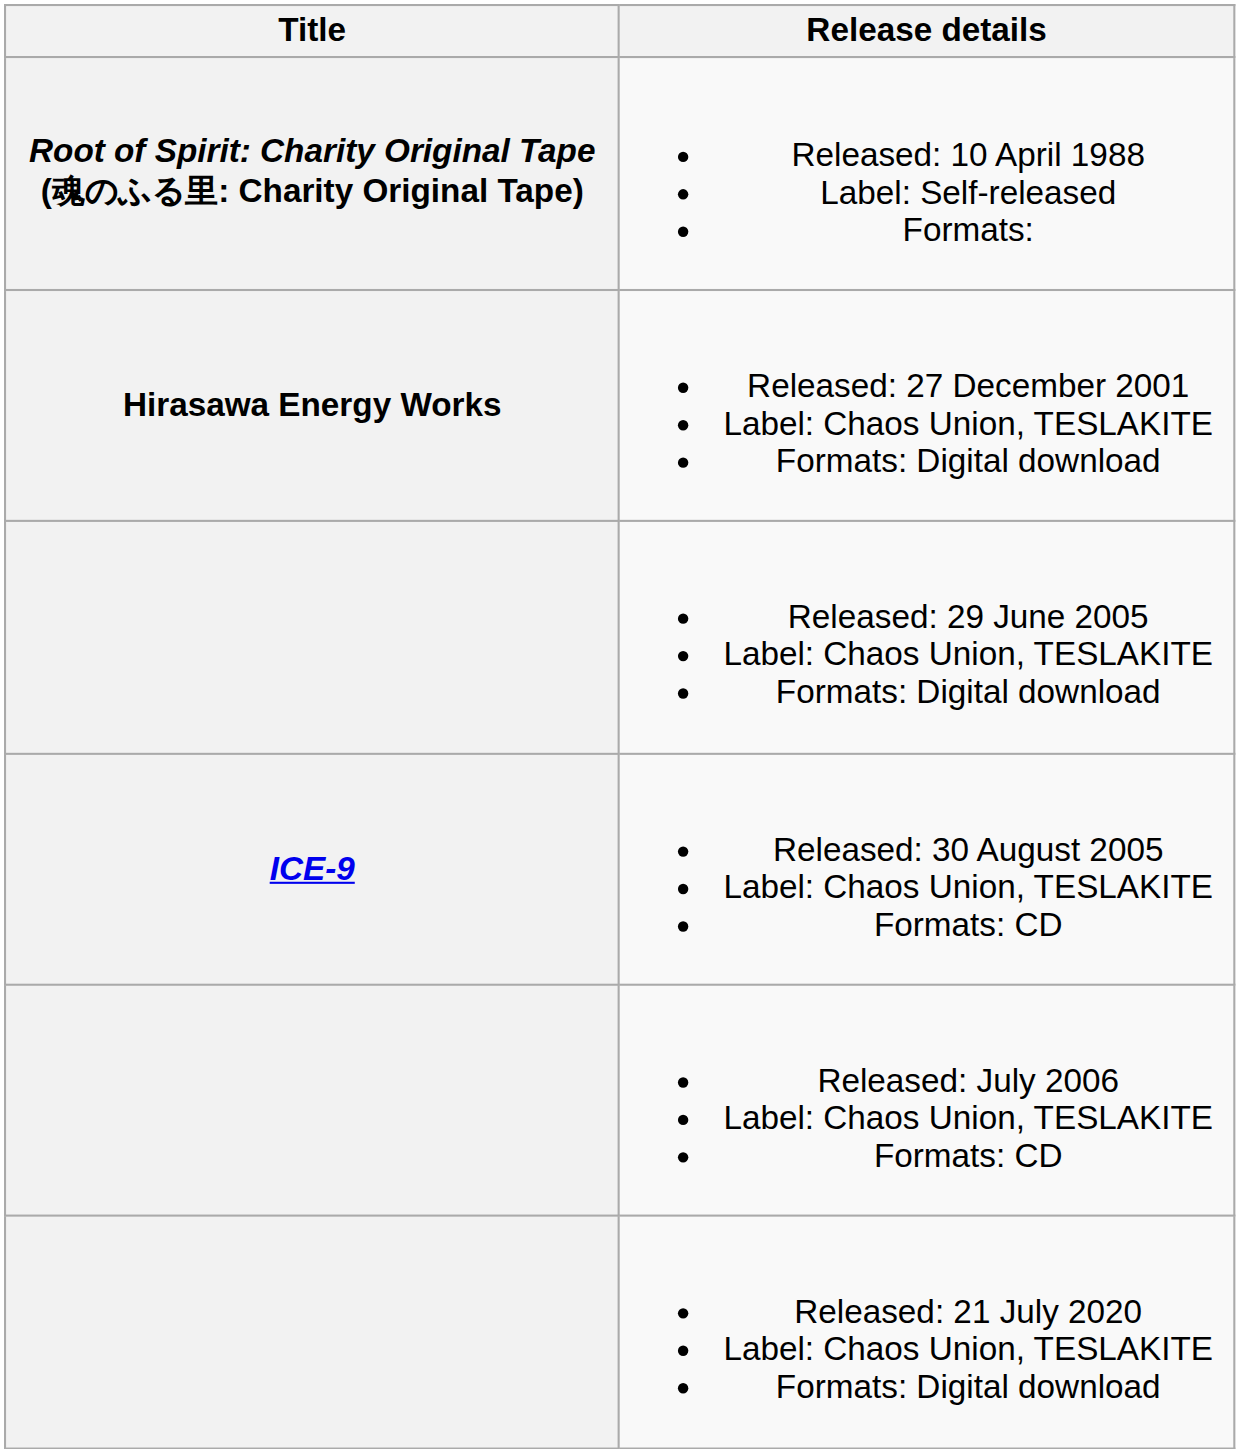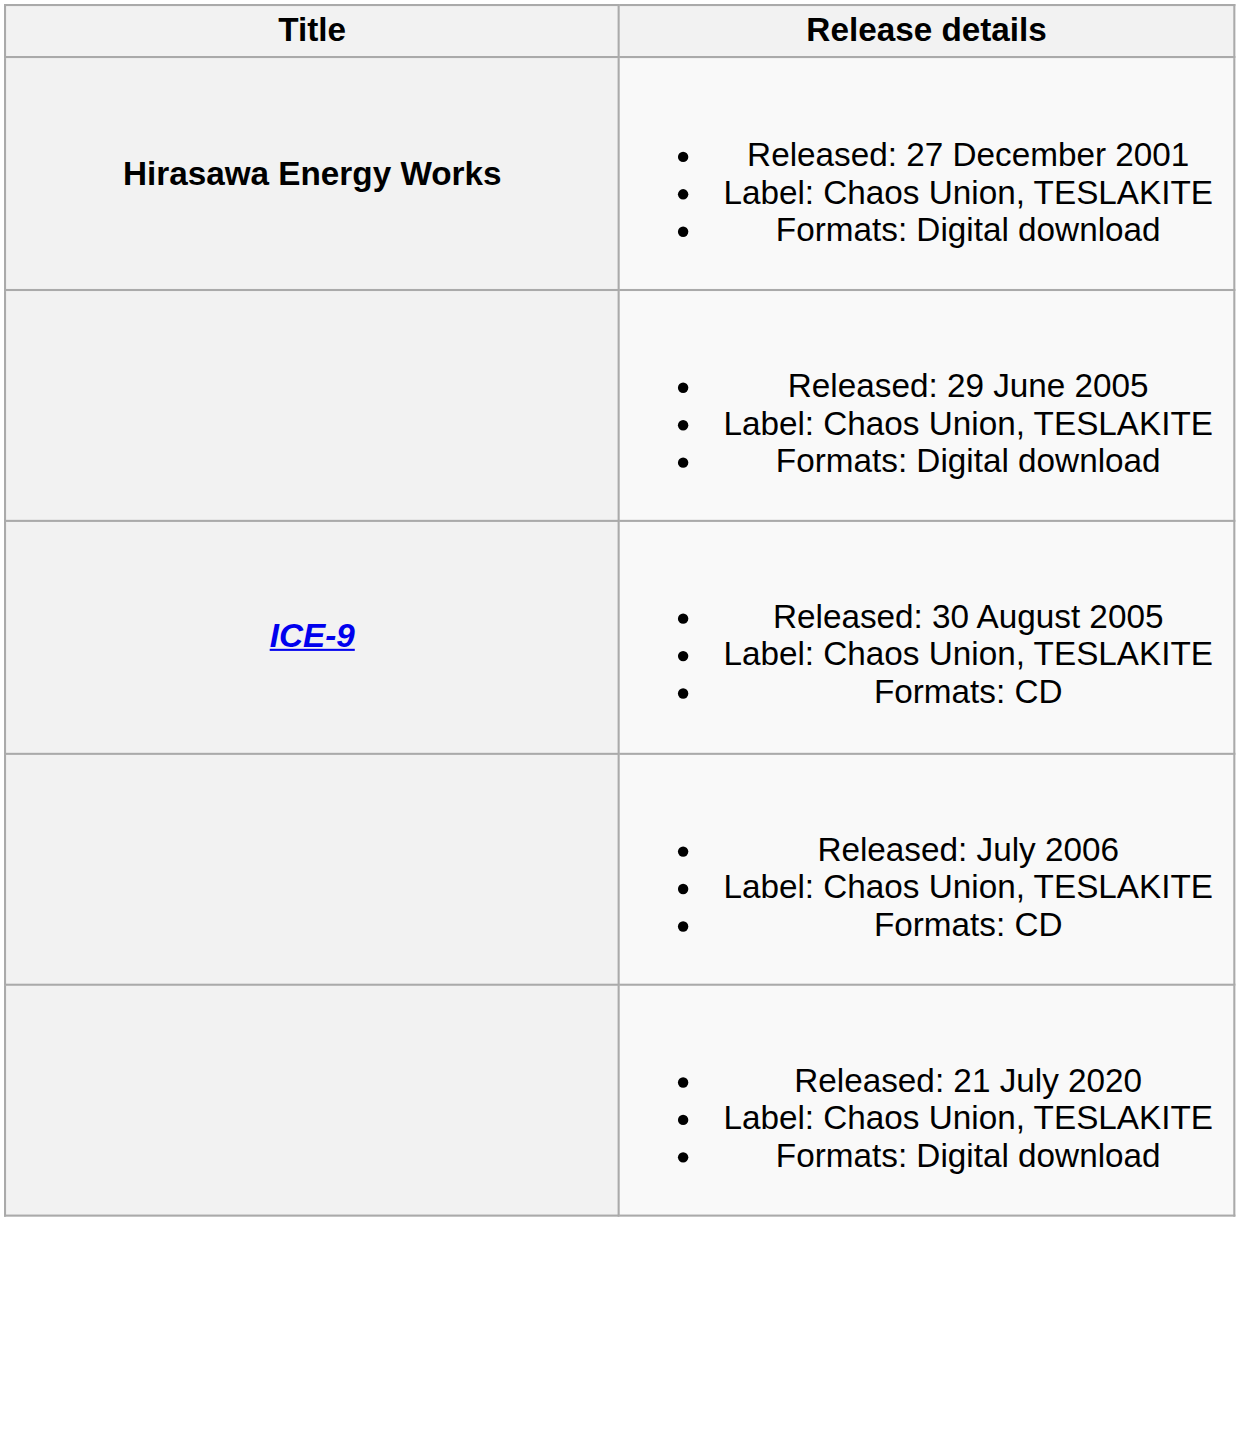- row: (927, 192)
